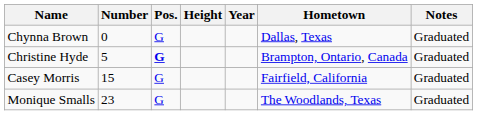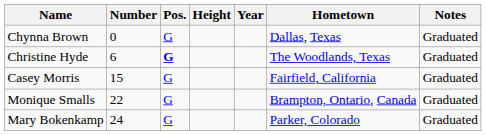(104, 57) 5 -> (113, 57) 6
(334, 57) Brampton, Ontario, Canada -> (330, 57) The Woodlands, Texas
(108, 99) 23 -> (117, 99) 22
(321, 99) The Woodlands, Texas -> (343, 99) Brampton, Ontario, Canada
+ row: (56, 120)
